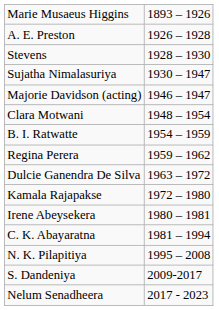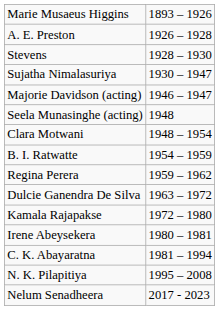+ row: (75, 114)
- row: (41, 275)
